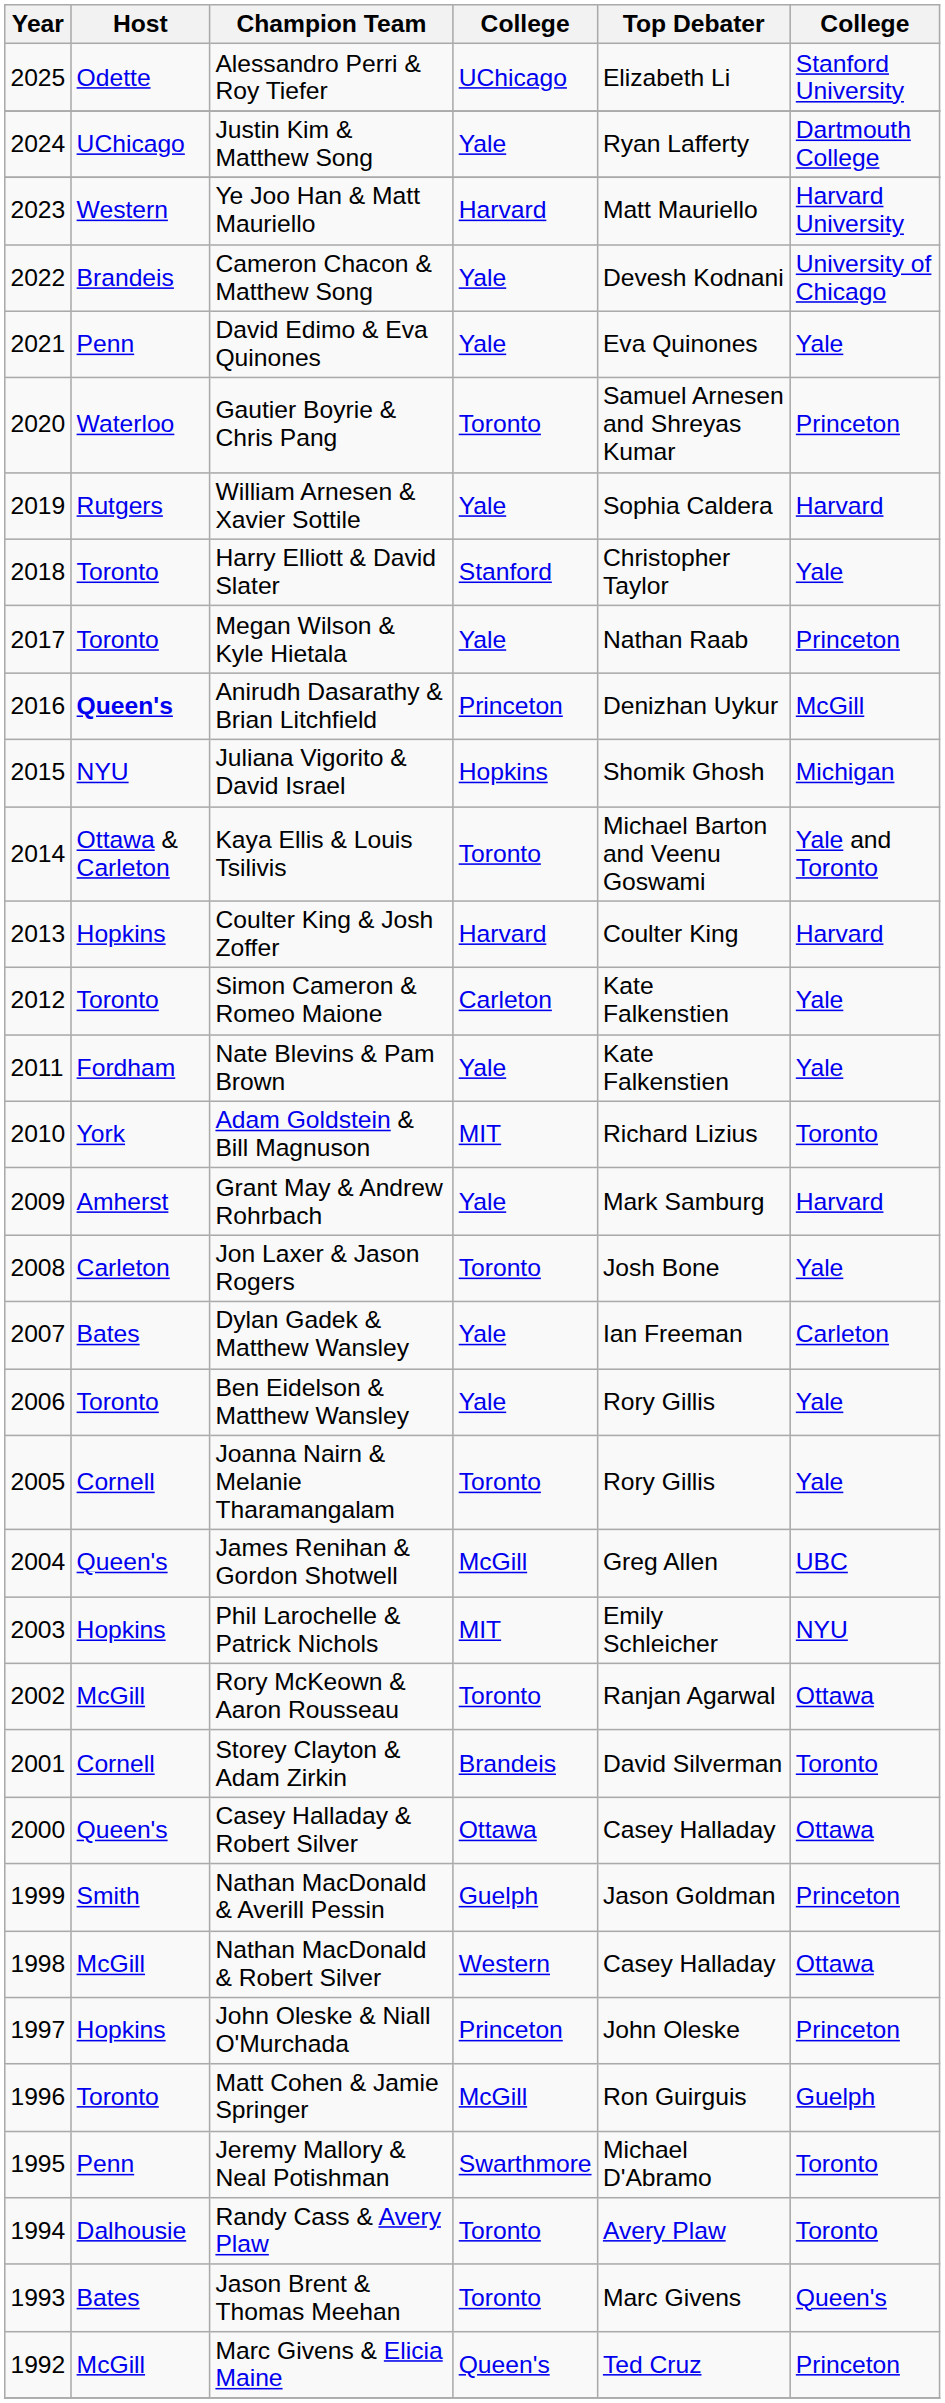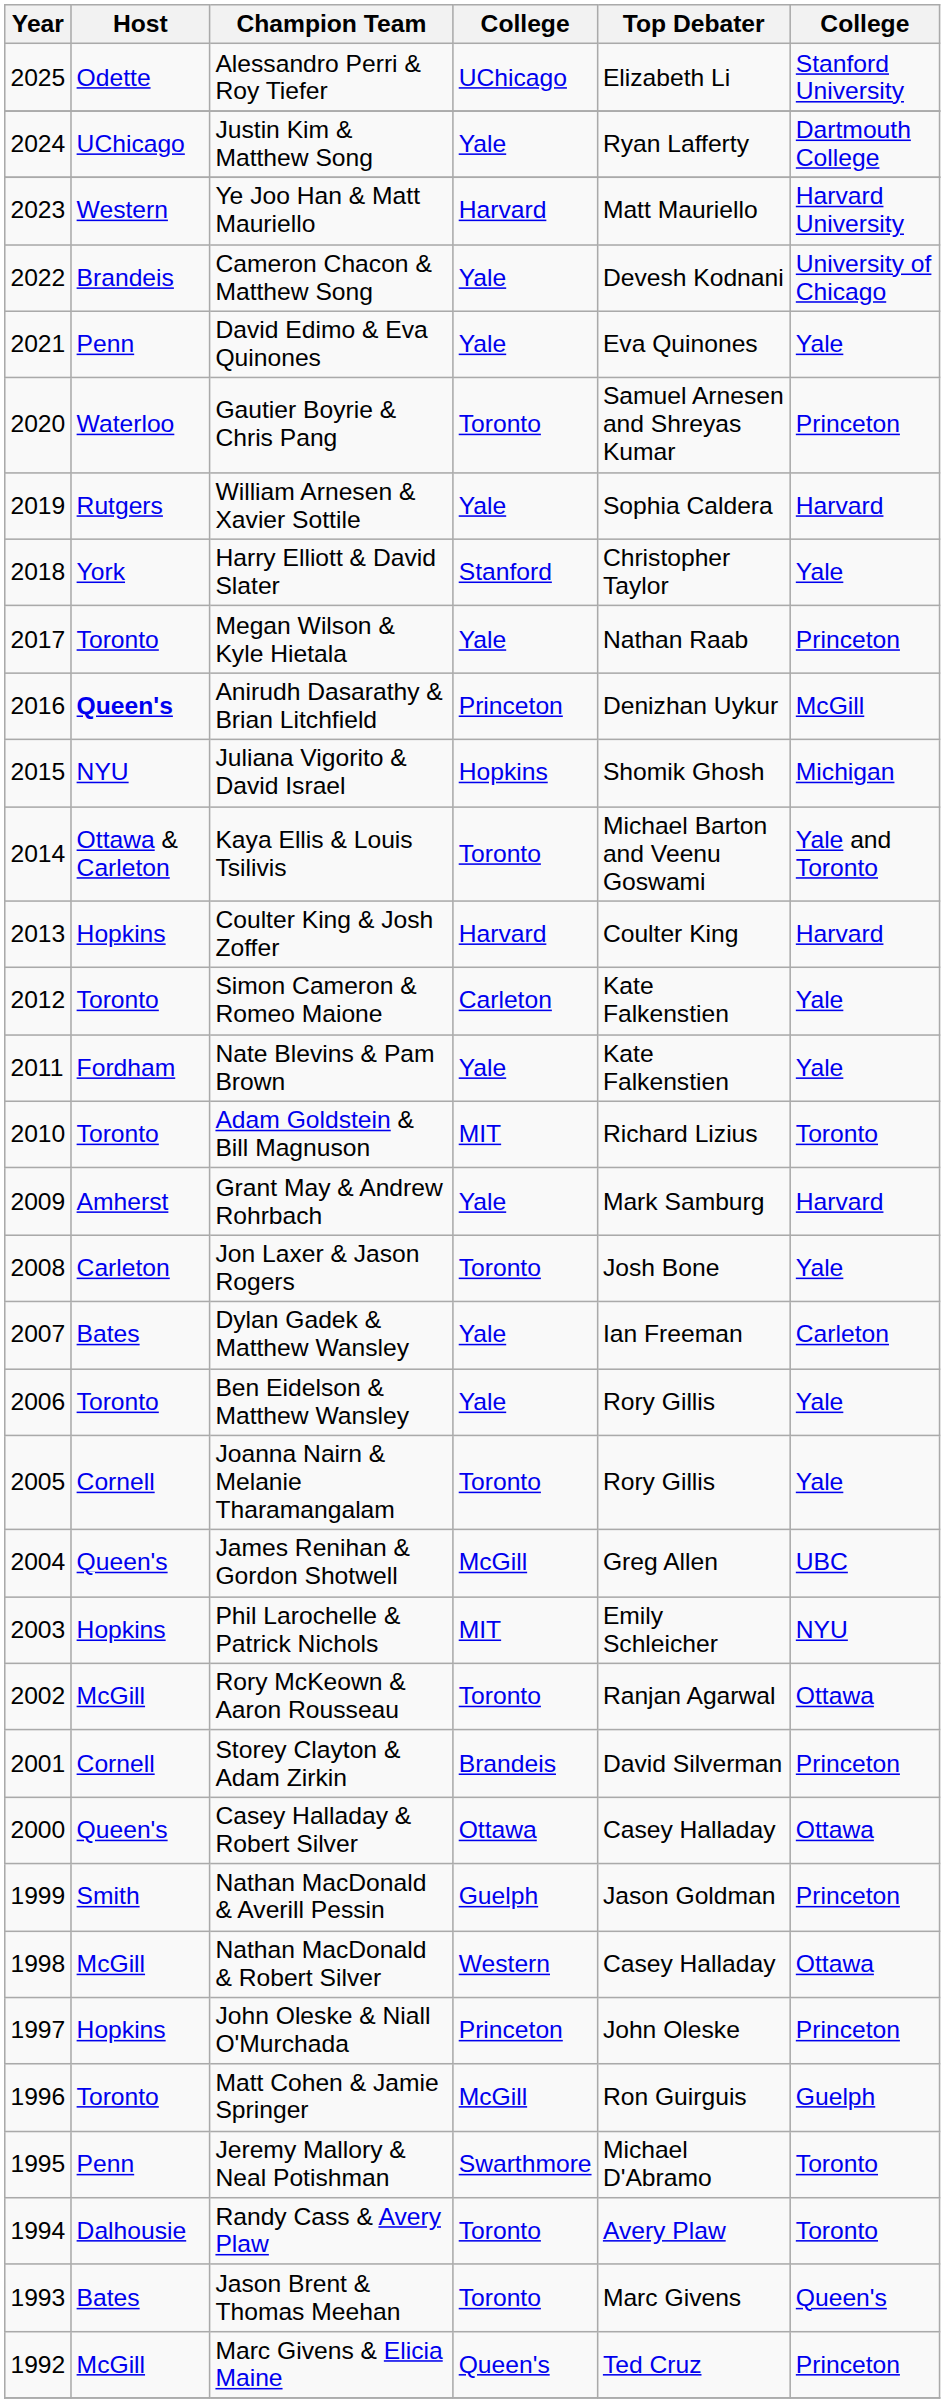(118, 572) Toronto -> (101, 572) York
(101, 1134) York -> (118, 1134) Toronto
(837, 1763) Toronto -> (848, 1763) Princeton
